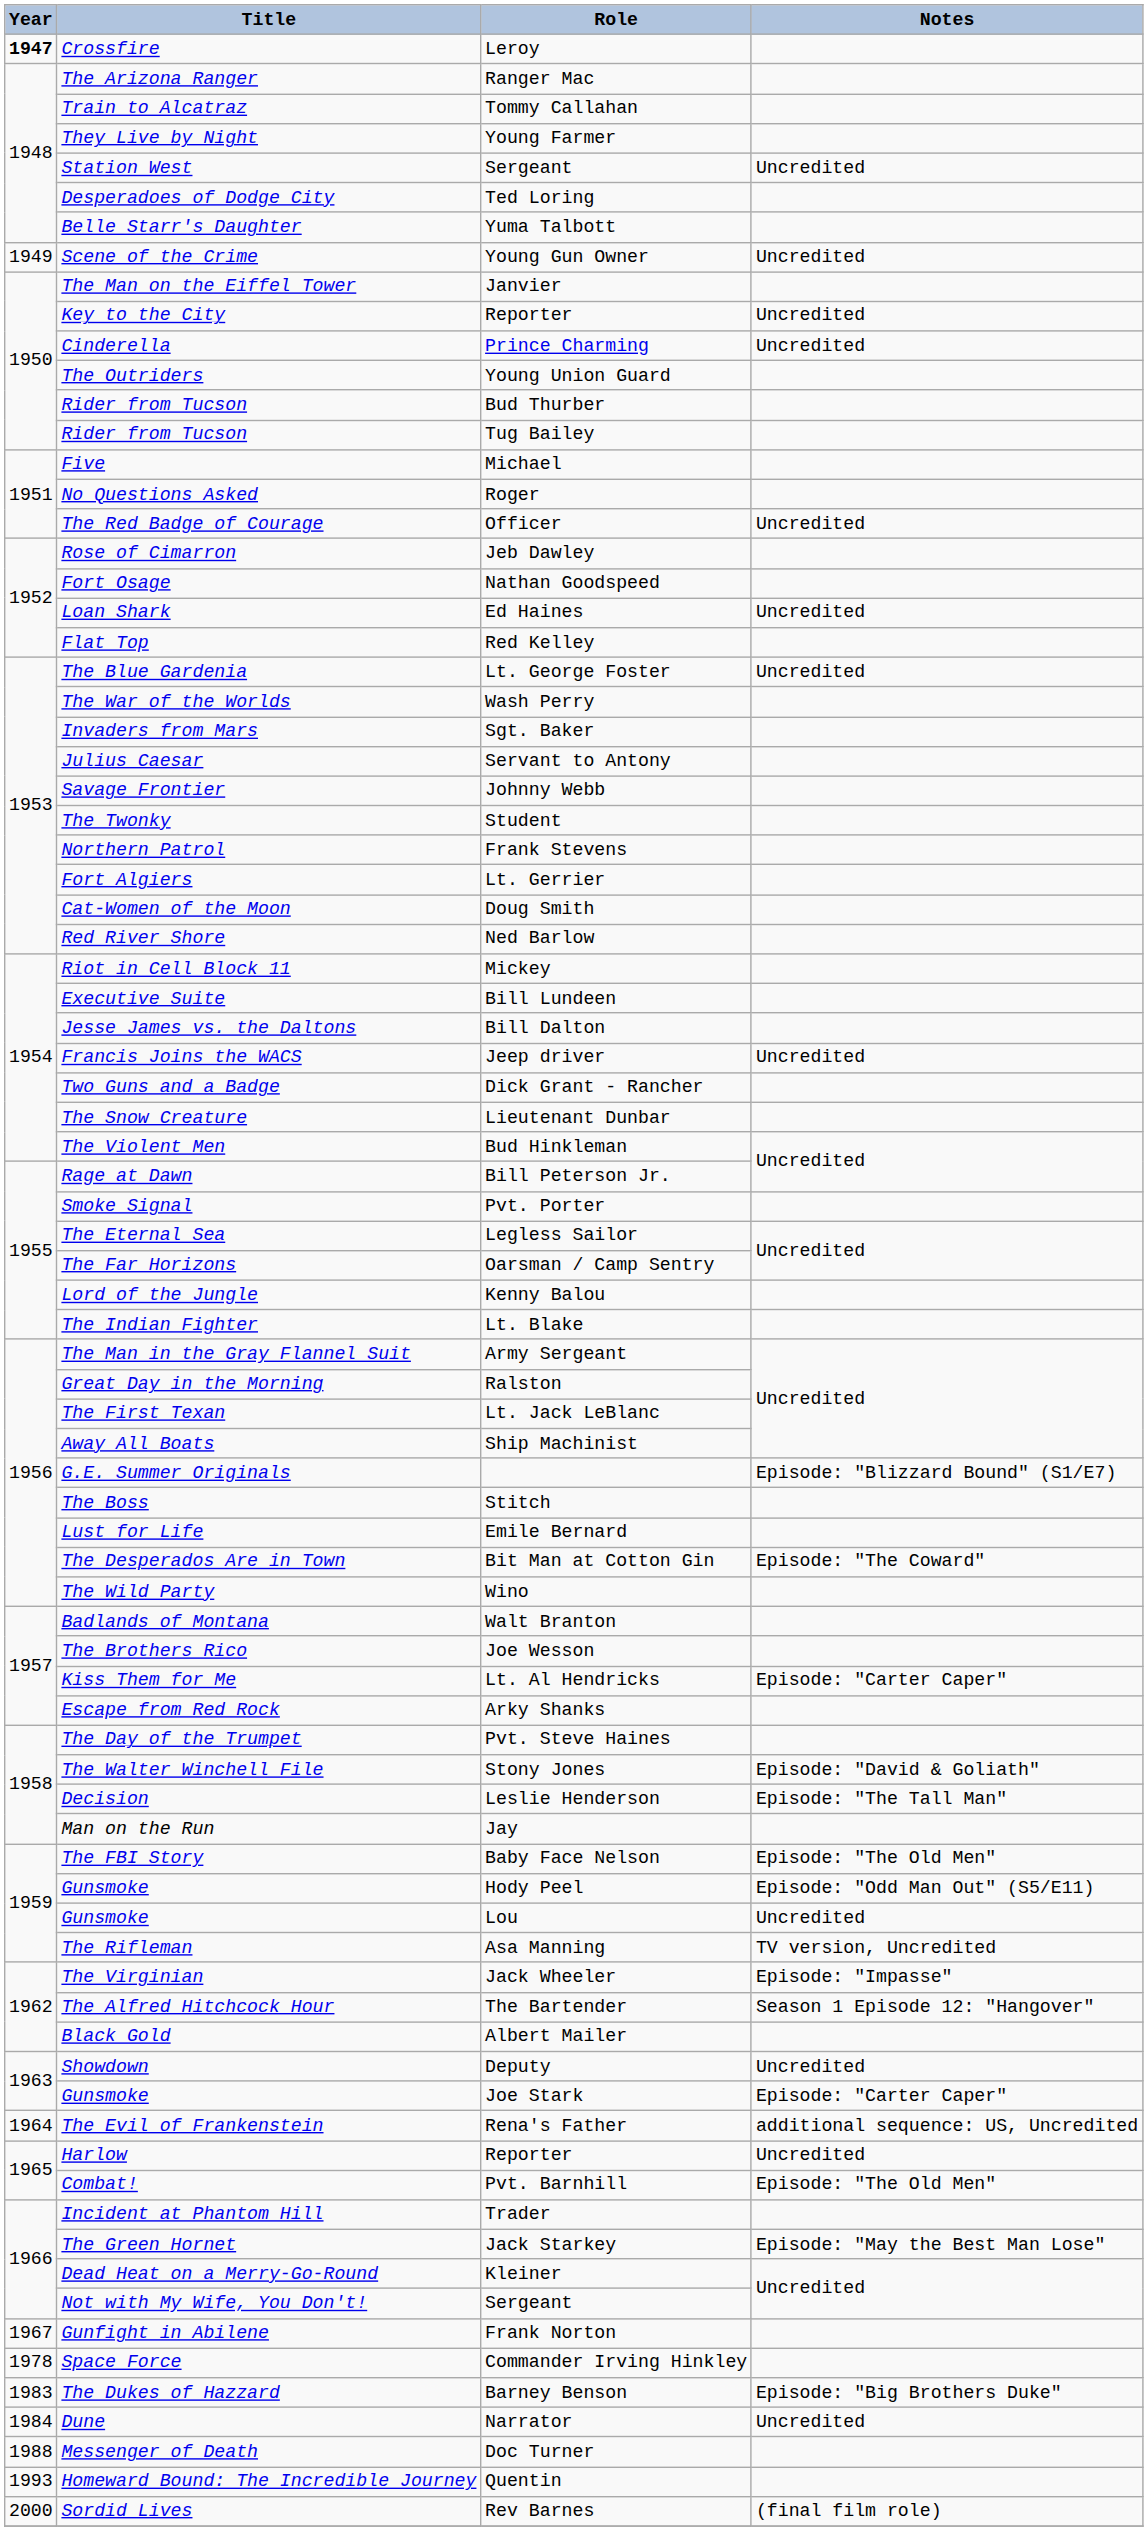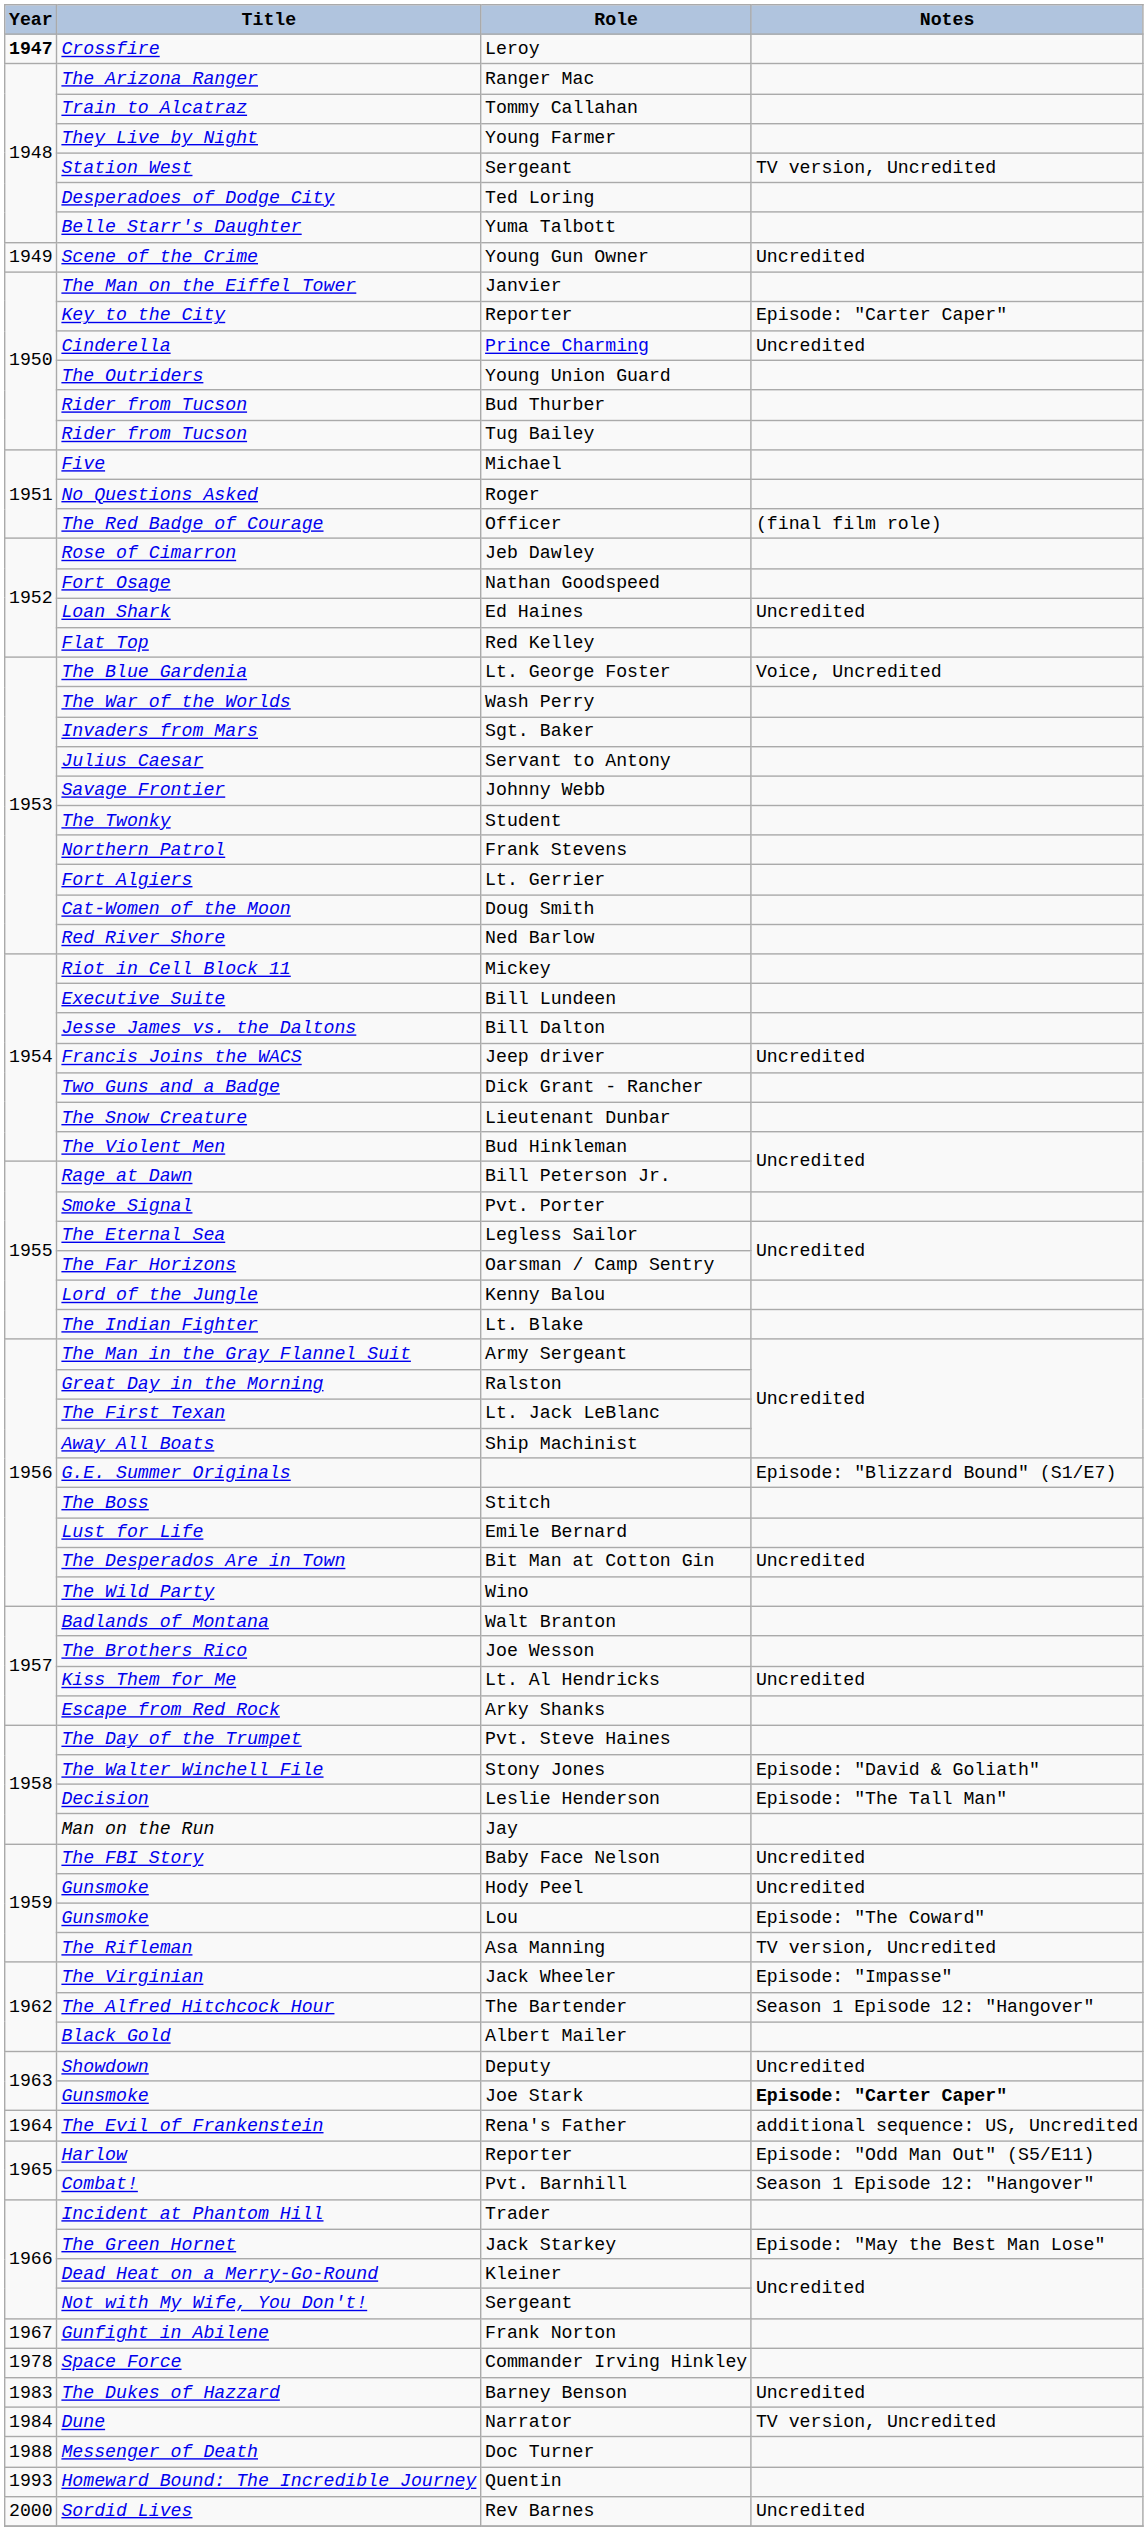(810, 168) Uncredited -> (876, 168) TV version, Uncredited
(810, 316) Uncredited -> (881, 316) Episode: "Carter Caper"
(810, 524) Uncredited -> (849, 524) (final film role)
(810, 672) Uncredited -> (849, 672) Voice, Uncredited
(871, 1562) Episode: "The Coward" -> (810, 1562) Uncredited
(881, 1681) Episode: "Carter Caper" -> (810, 1681) Uncredited
(876, 1859) Episode: "The Old Men" -> (810, 1859) Uncredited
(925, 1888) Episode: "Odd Man Out" (S5/E11) -> (810, 1888) Uncredited
(810, 1918) Uncredited -> (871, 1918) Episode: "The Coward"
(881, 2096) normal -> (881, 2096) bold
(810, 2155) Uncredited -> (925, 2155) Episode: "Odd Man Out" (S5/E11)
(876, 2185) Episode: "The Old Men" -> (925, 2185) Season 1 Episode 12: "Hangover"
(909, 2393) Episode: "Big Brothers Duke" -> (810, 2393) Uncredited
(810, 2422) Uncredited -> (876, 2422) TV version, Uncredited
(849, 2511) (final film role) -> (810, 2511) Uncredited
